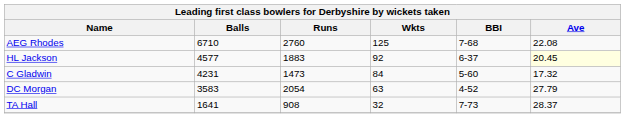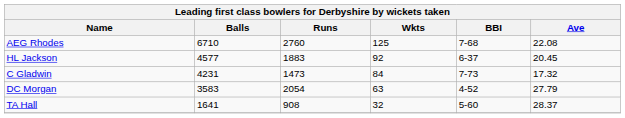(545, 58) lightyellow background -> (545, 58) no background
(468, 74) 5-60 -> (468, 74) 7-73
(468, 105) 7-73 -> (468, 105) 5-60
